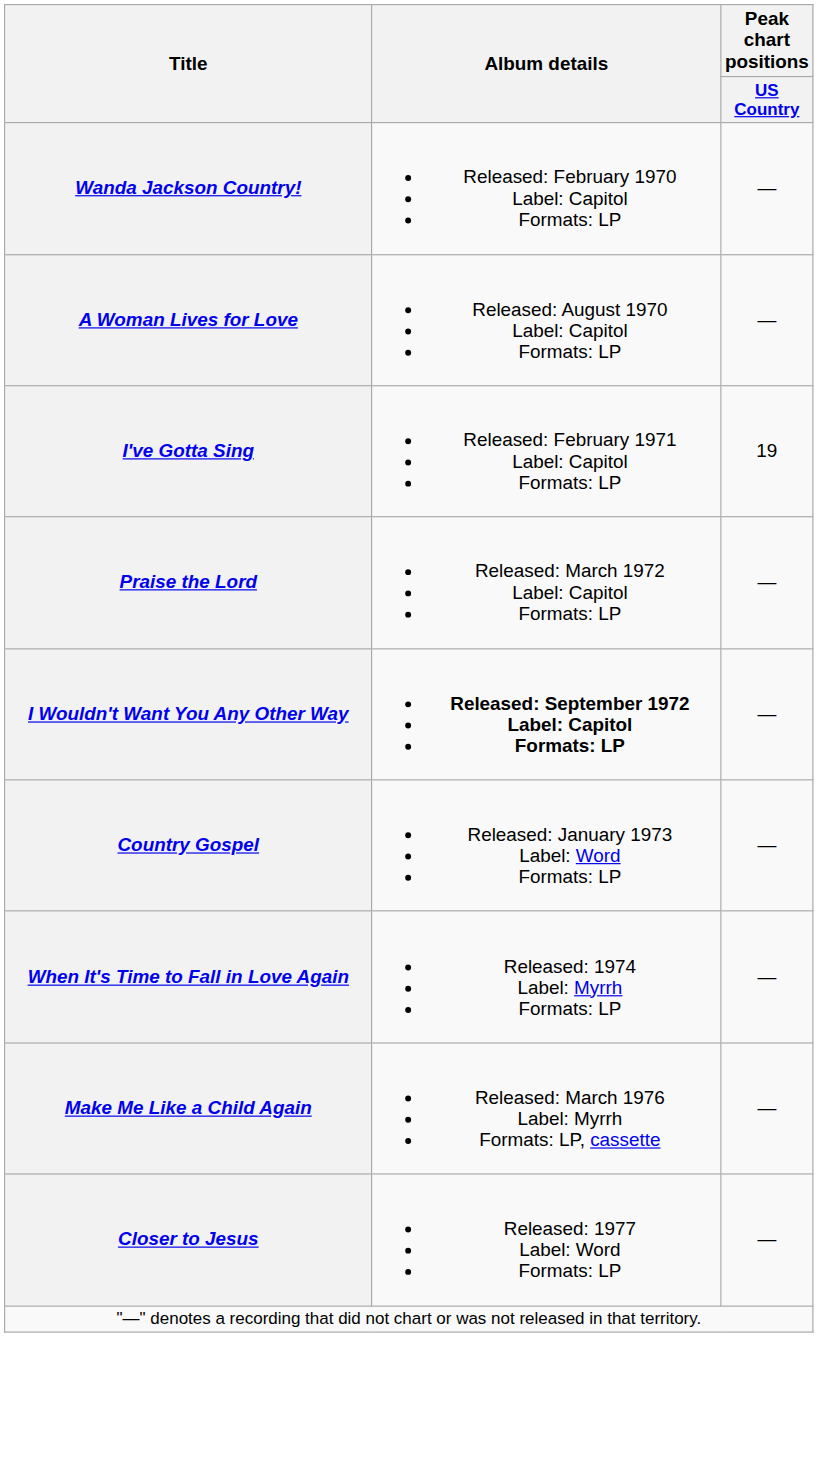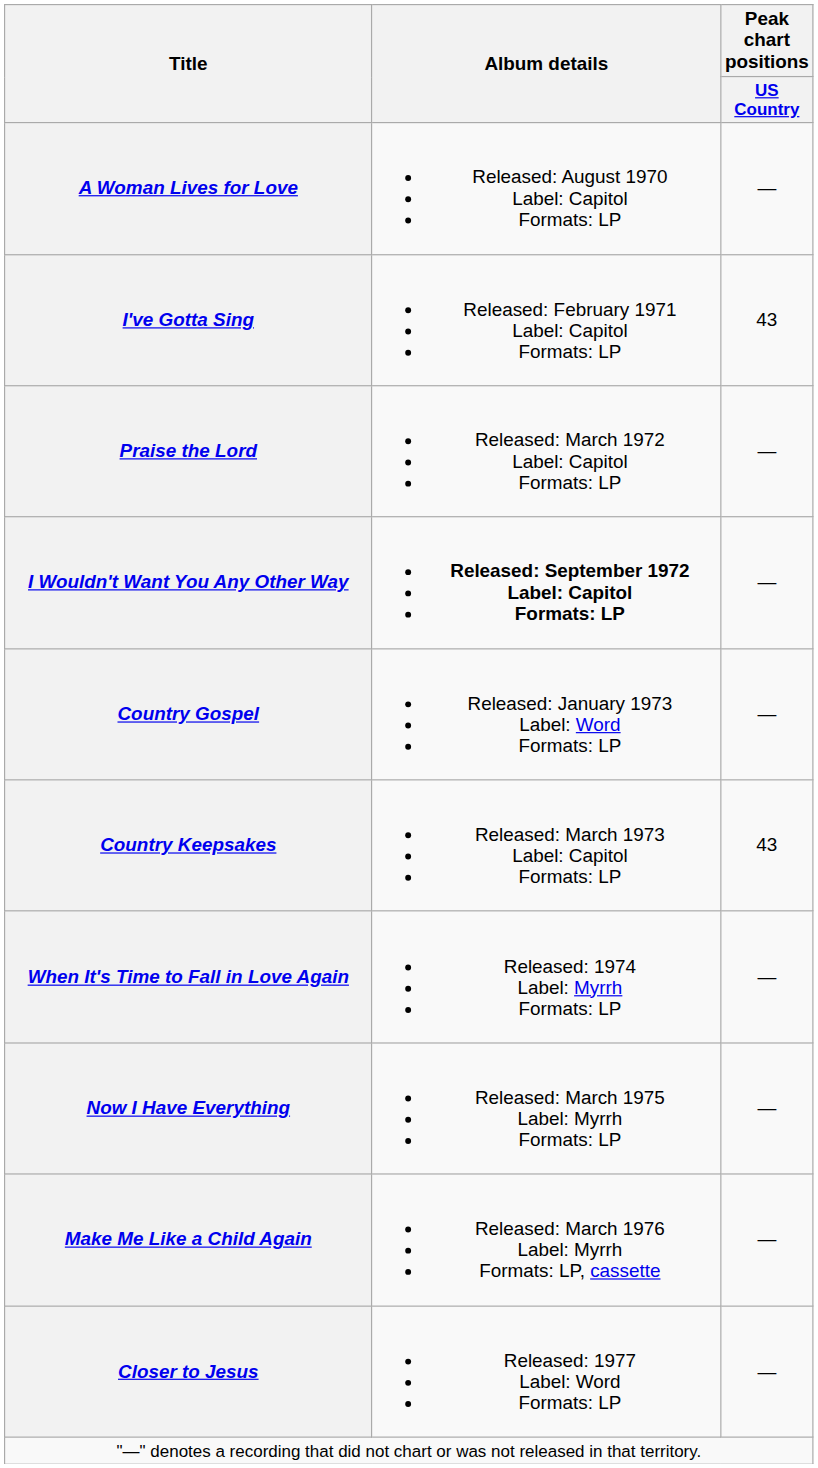- row: (188, 188)
(767, 451) 19 -> (767, 319) 43
+ row: (188, 845)
+ row: (188, 1108)
